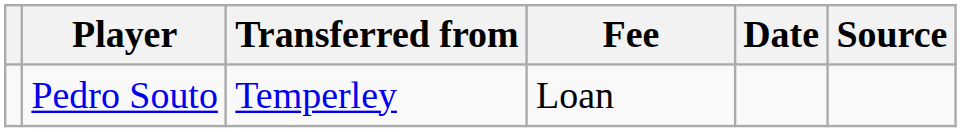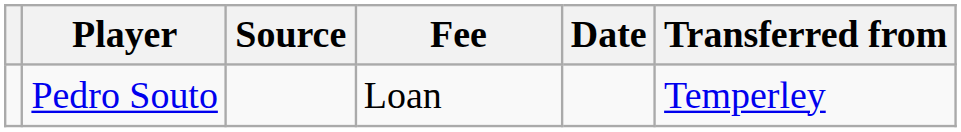columns swapped: (377, 34) <-> (892, 34)
